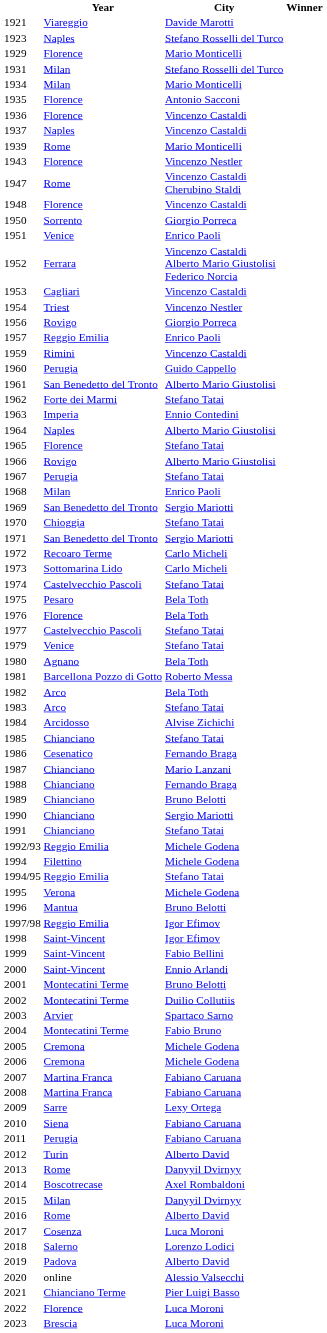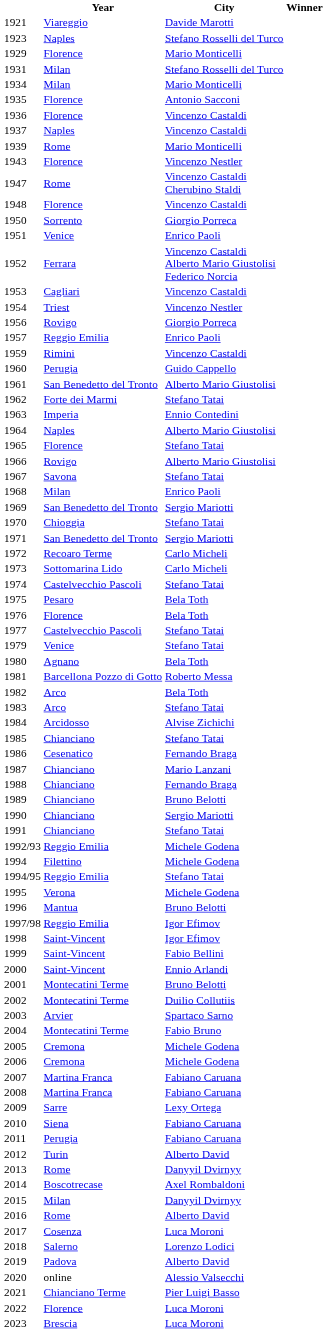(61, 476) Perugia -> (60, 476) Savona
